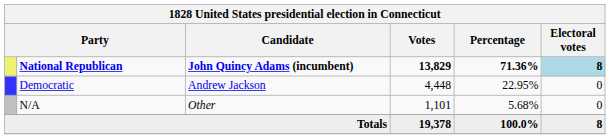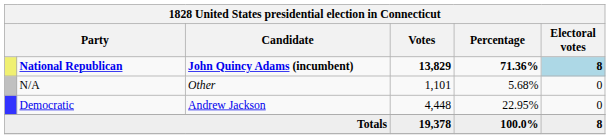rows swapped: (47, 86) <-> (30, 105)
